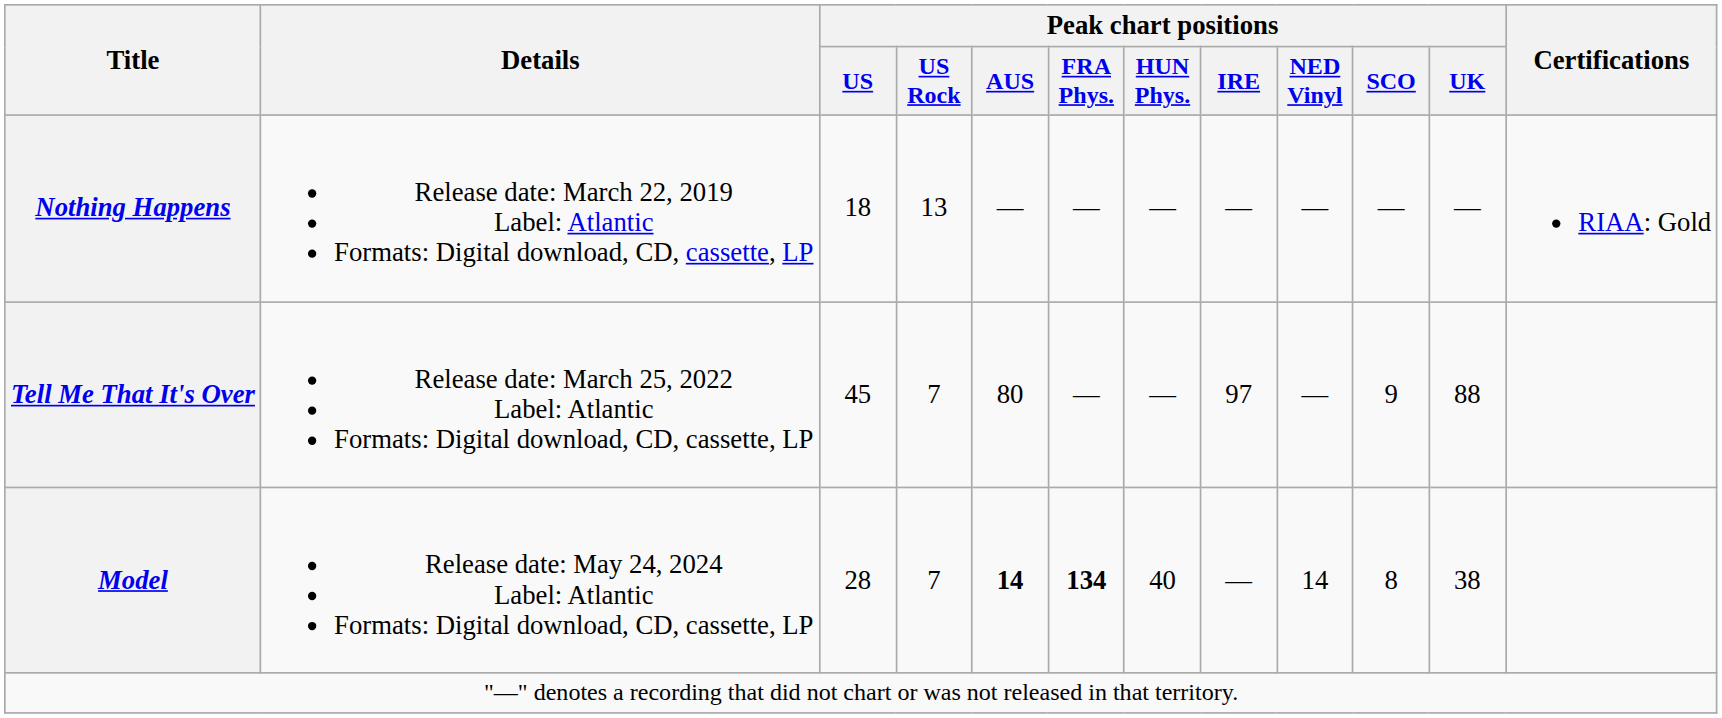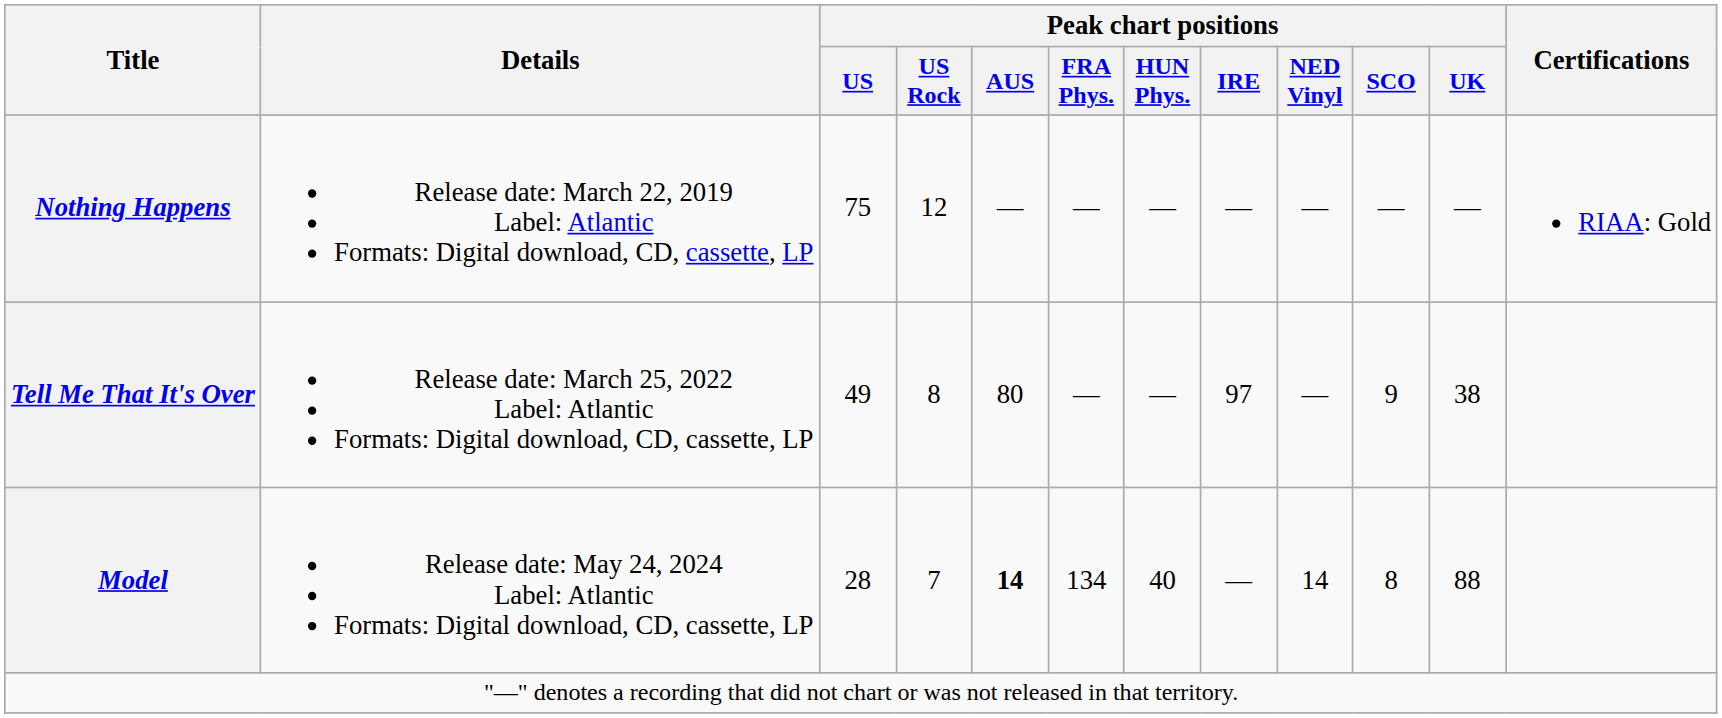(858, 207) 18 -> (858, 207) 75
(934, 207) 13 -> (934, 207) 12
(858, 393) 45 -> (858, 393) 49
(934, 393) 7 -> (934, 393) 8
(1467, 393) 88 -> (1467, 393) 38
(1086, 579) bold -> (1086, 579) normal
(1467, 579) 38 -> (1467, 579) 88
